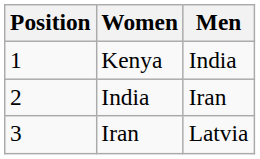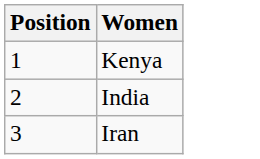- column: (219, 23)
